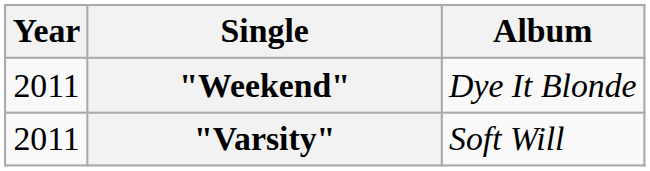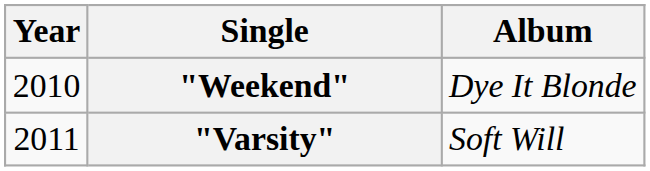(47, 84) 2011 -> (47, 84) 2010
